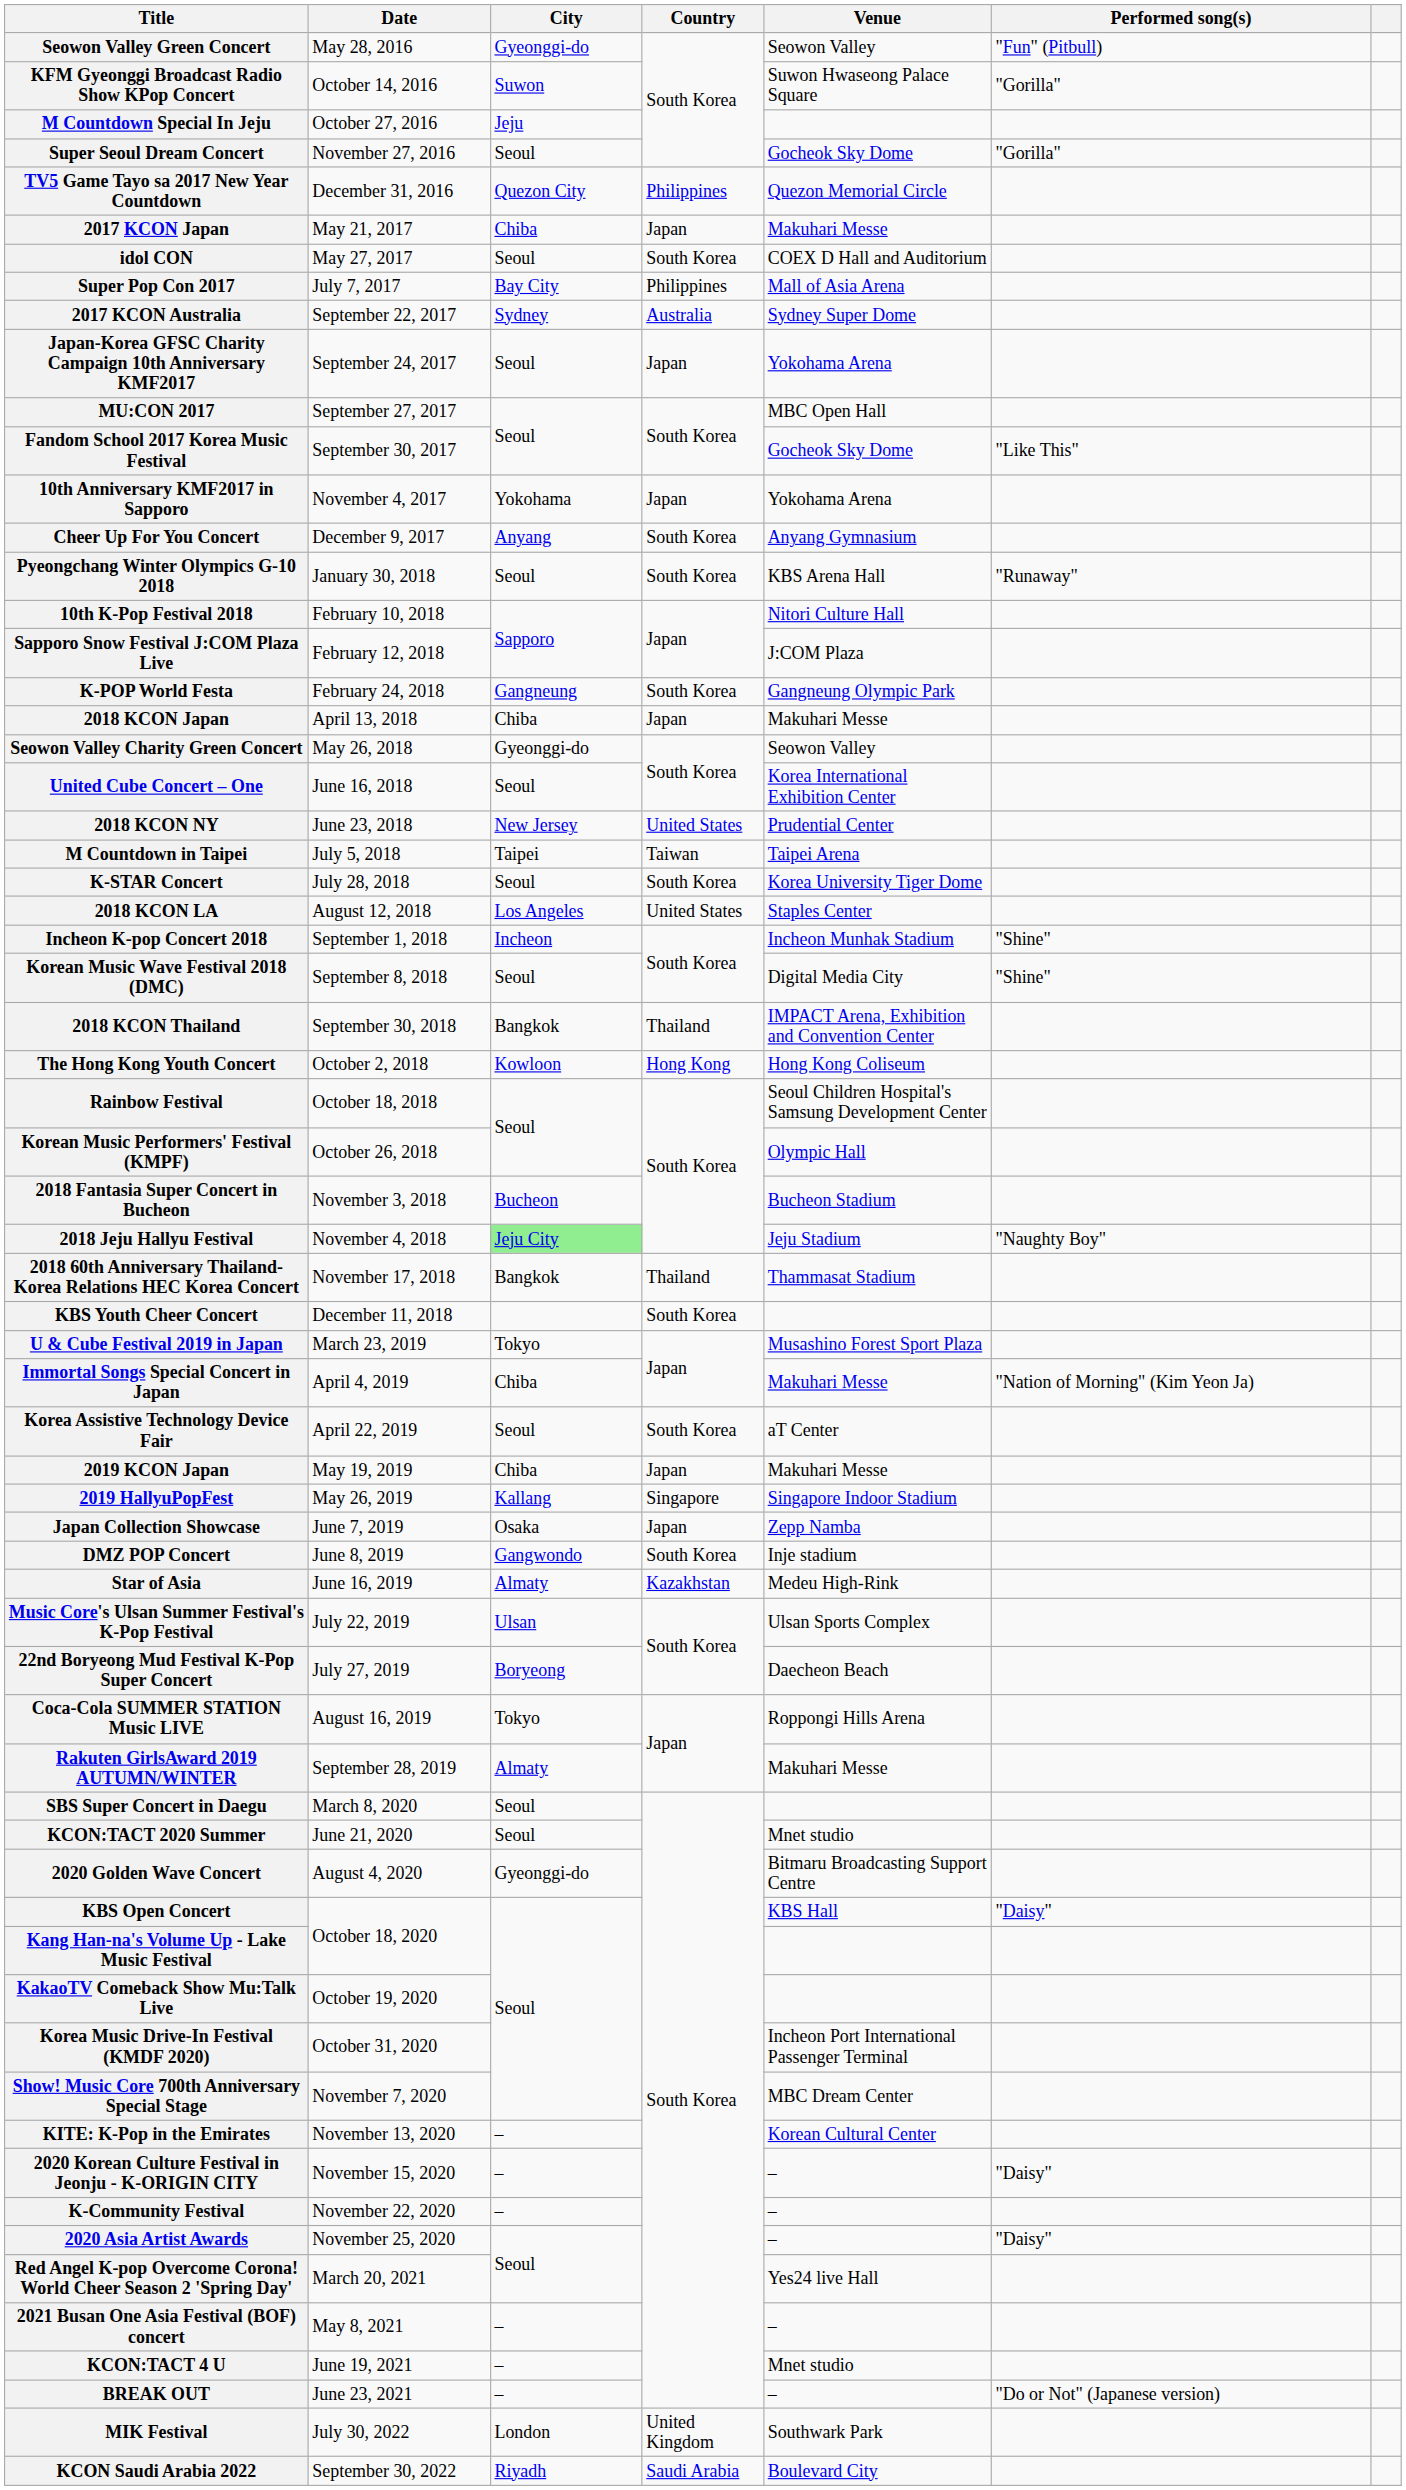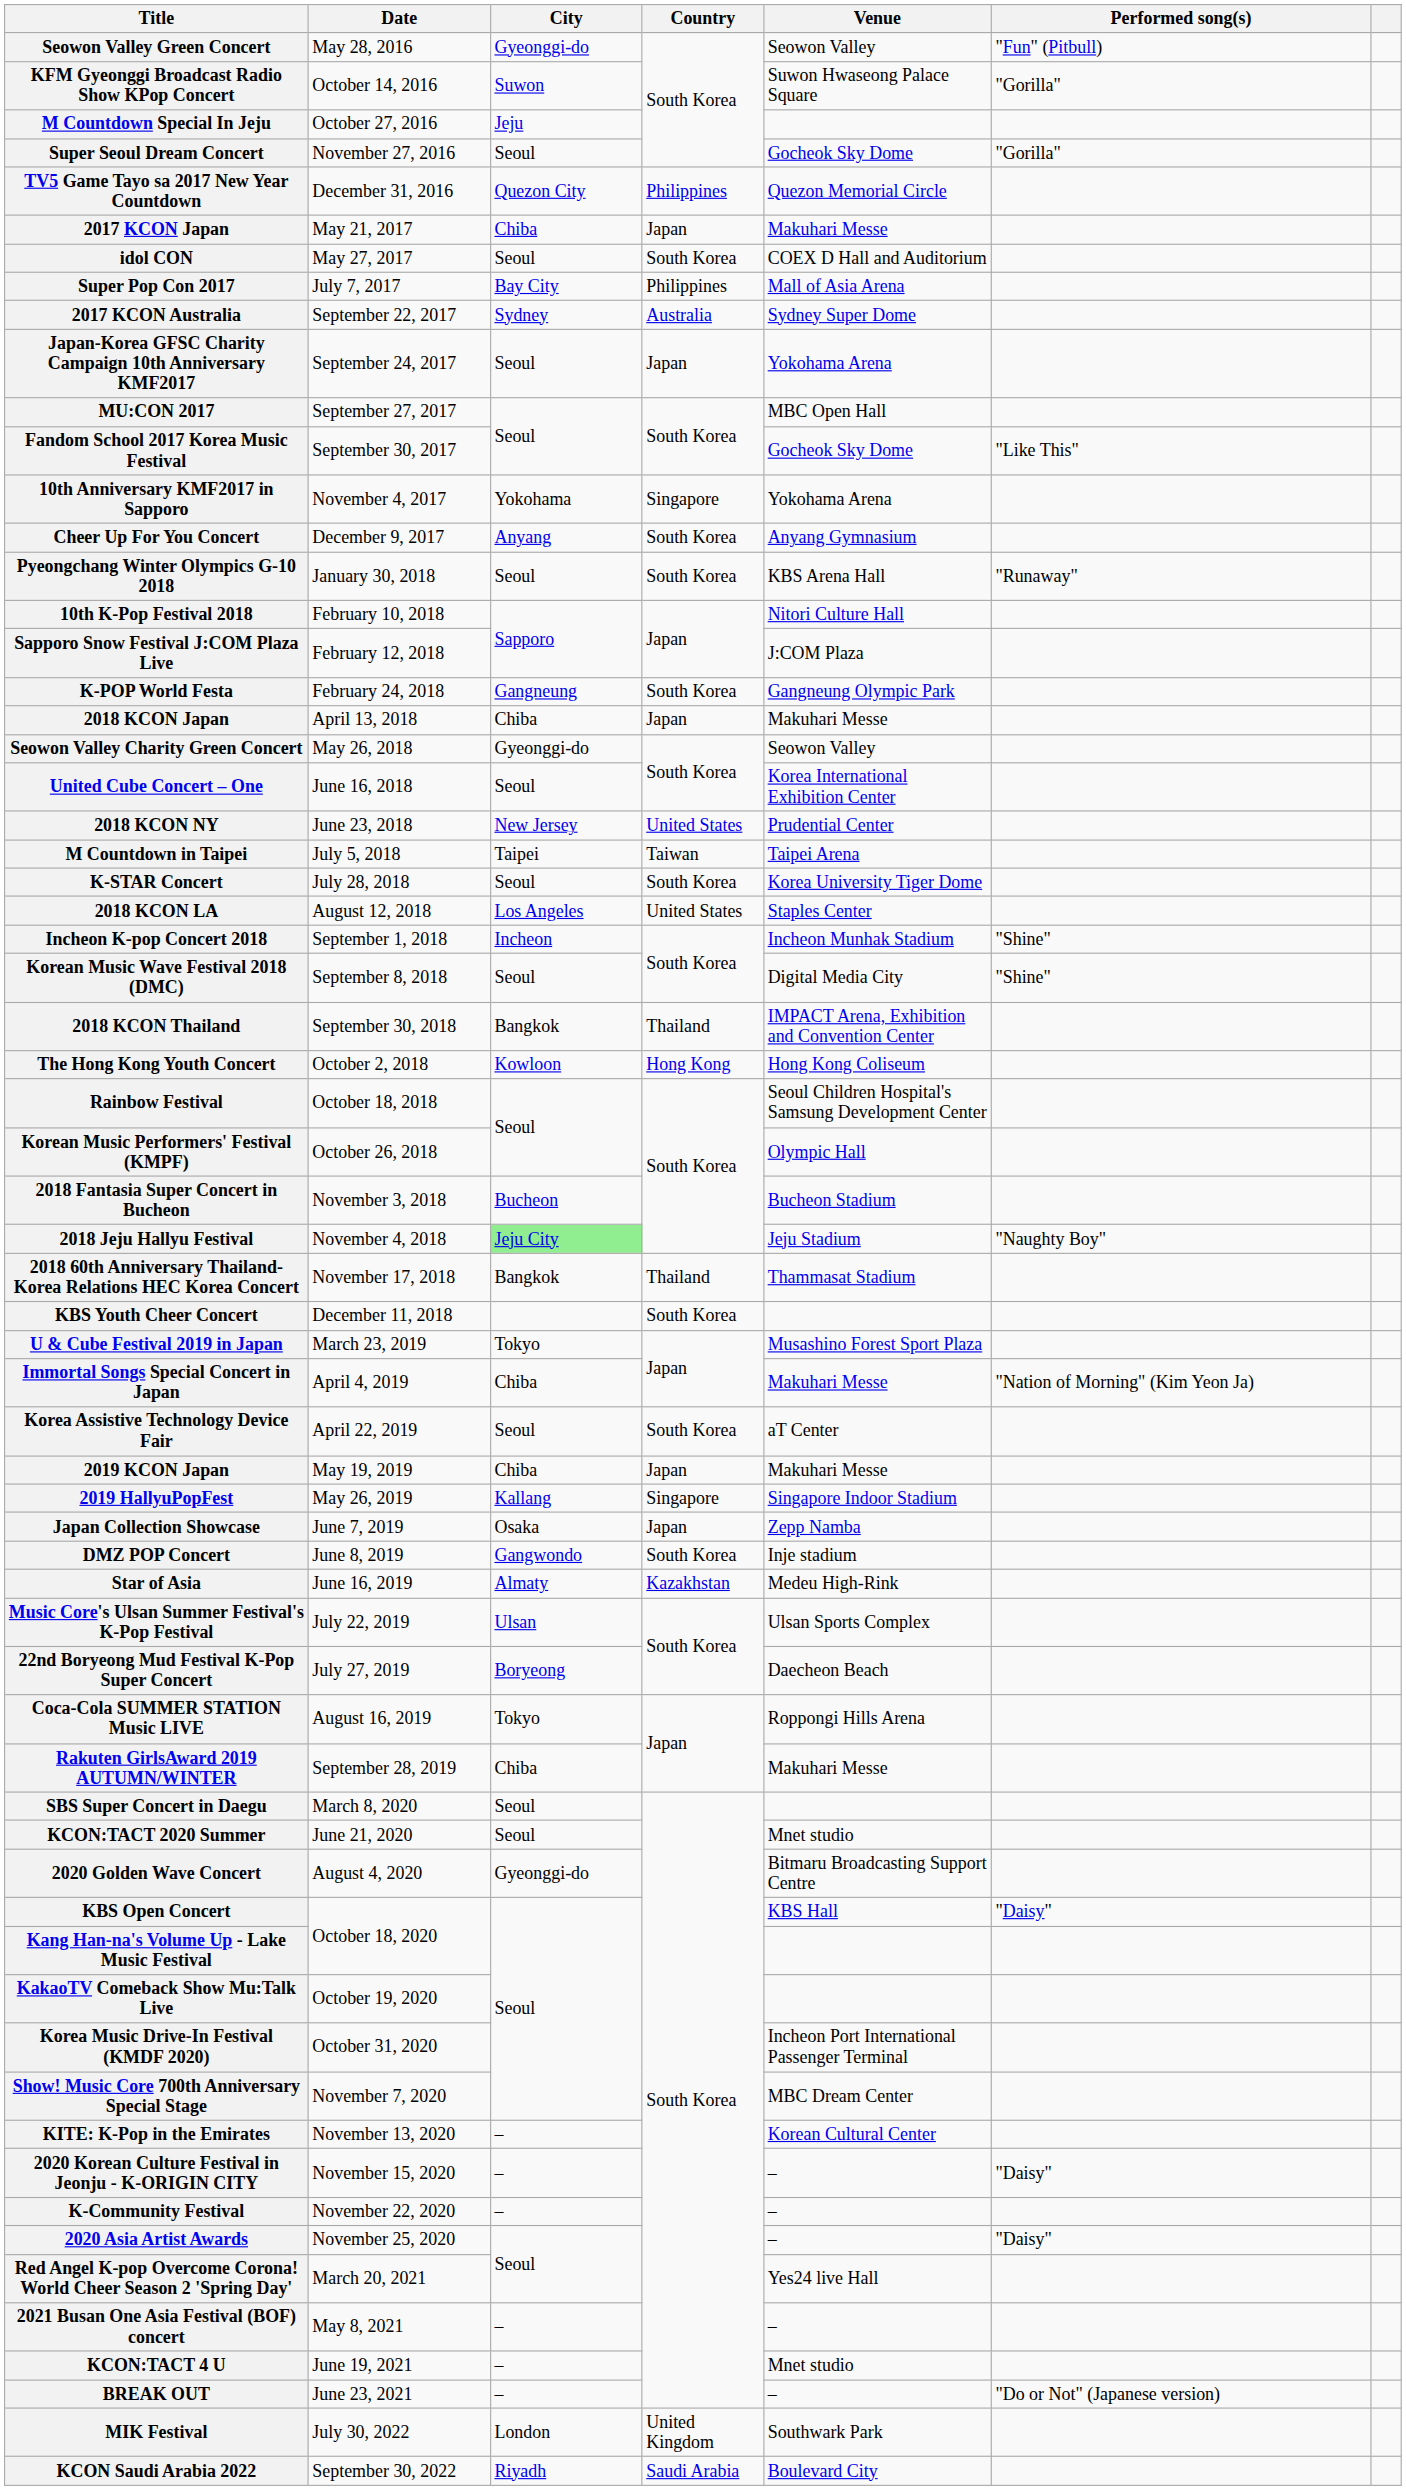(667, 499) Japan -> (683, 499) Singapore
(521, 1767) Almaty -> (516, 1767) Chiba
